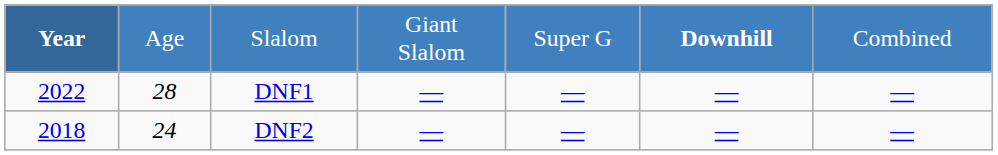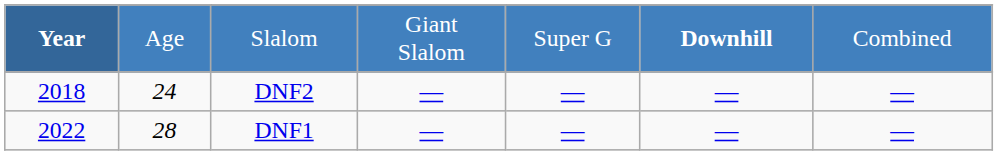rows swapped: (284, 130) <-> (284, 91)
